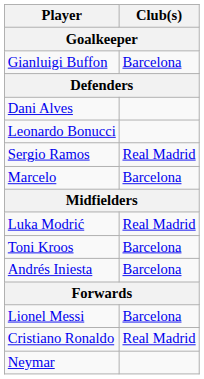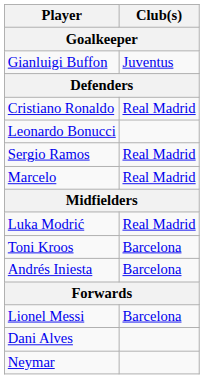(152, 62) Barcelona -> (148, 62) Juventus
rows swapped: (40, 108) <-> (61, 339)
(152, 177) Barcelona -> (159, 177) Real Madrid
